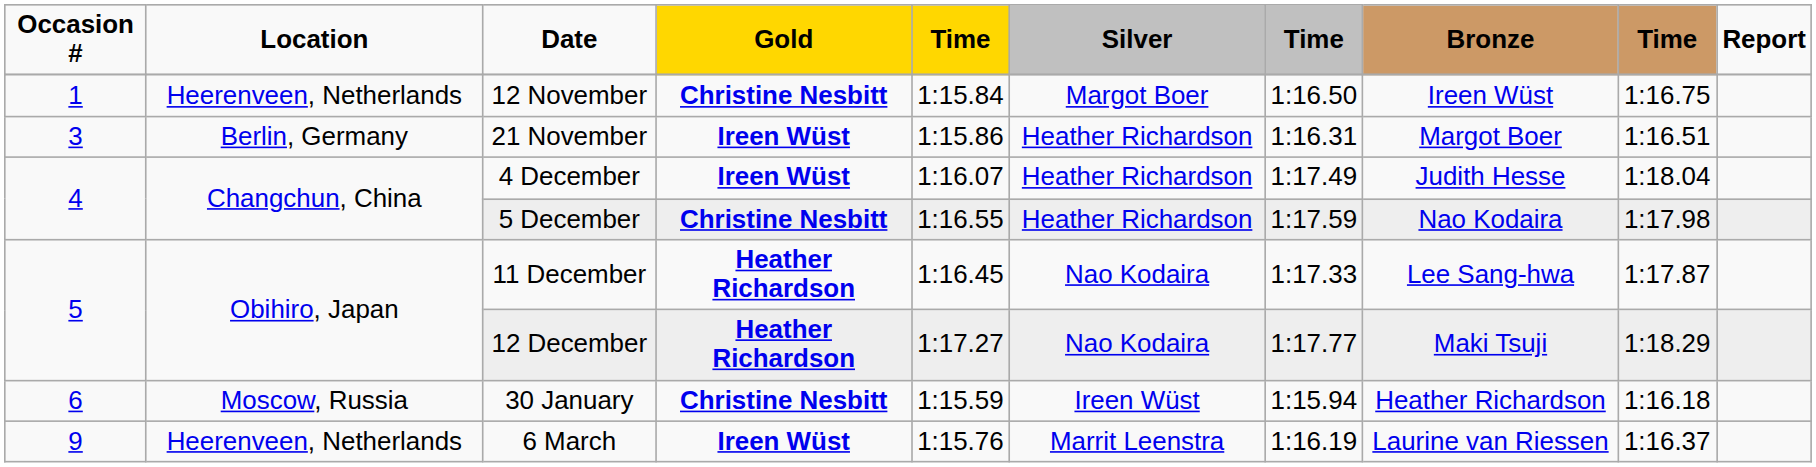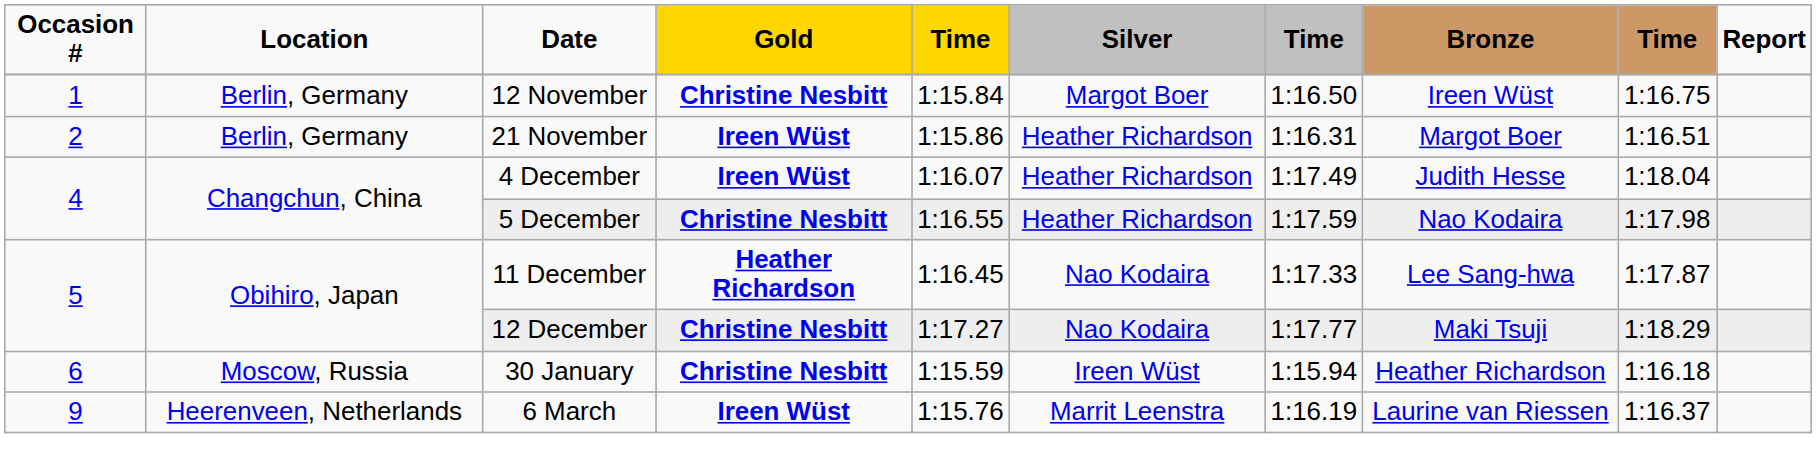(314, 95) Heerenveen, Netherlands -> (314, 95) Berlin, Germany
(76, 136) 3 -> (76, 136) 2
(784, 344) Heather Richardson -> (784, 330) Christine Nesbitt
